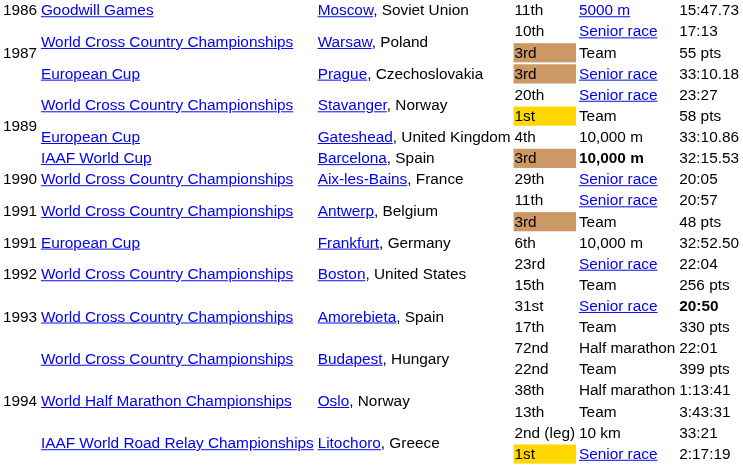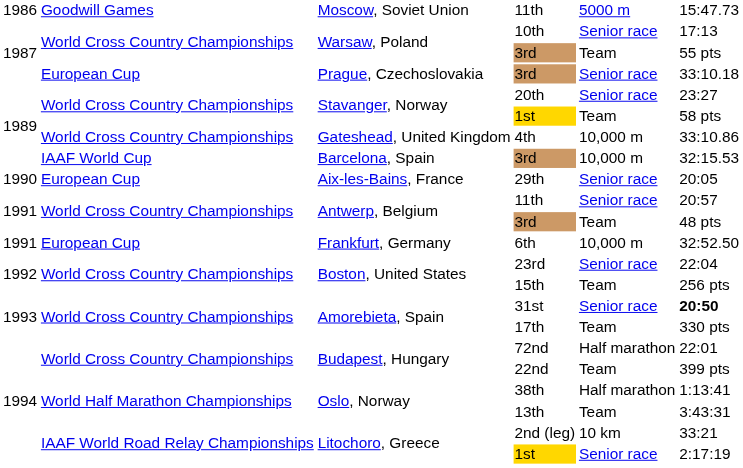(90, 137) European Cup -> (167, 137) World Cross Country Championships
(611, 158) bold -> (611, 158) normal
(167, 179) World Cross Country Championships -> (90, 179) European Cup
